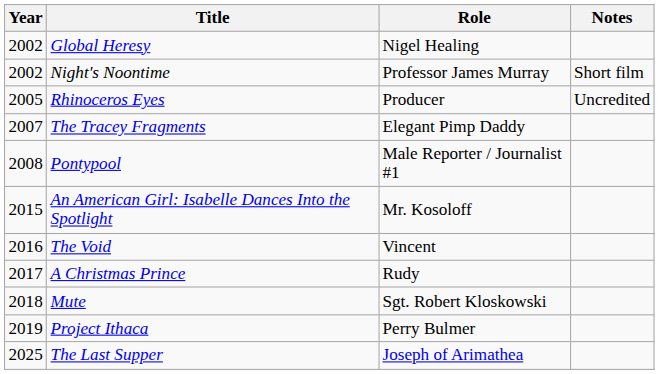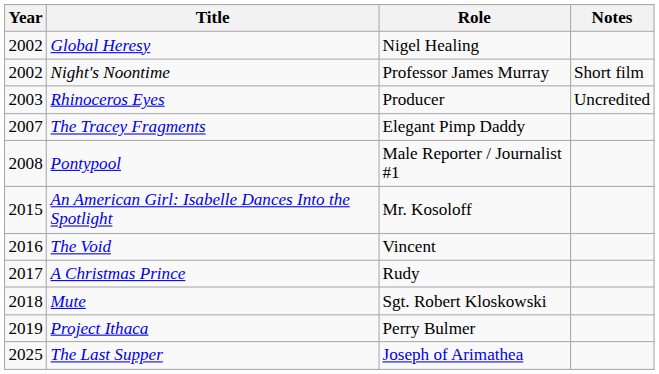(26, 99) 2005 -> (26, 99) 2003
